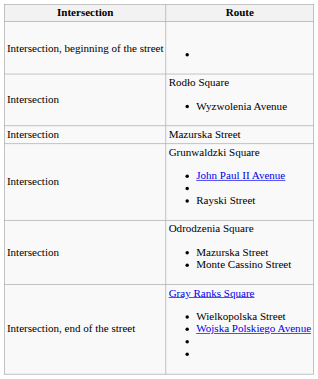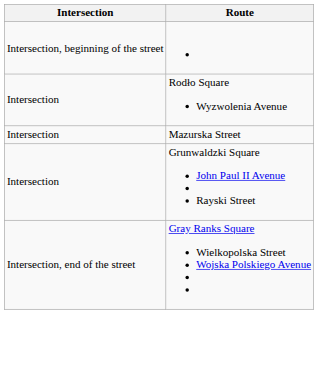- row: (240, 247)
